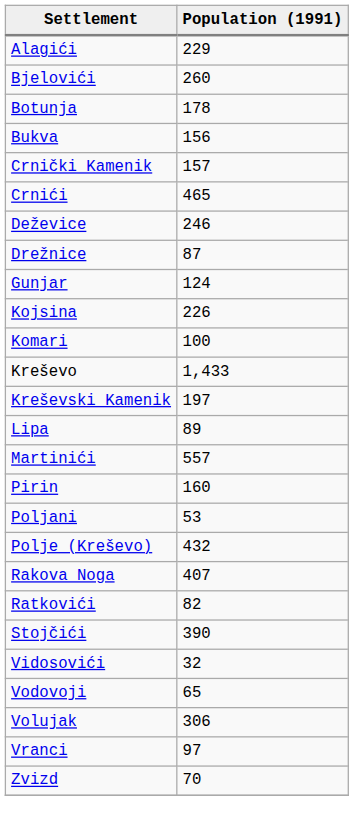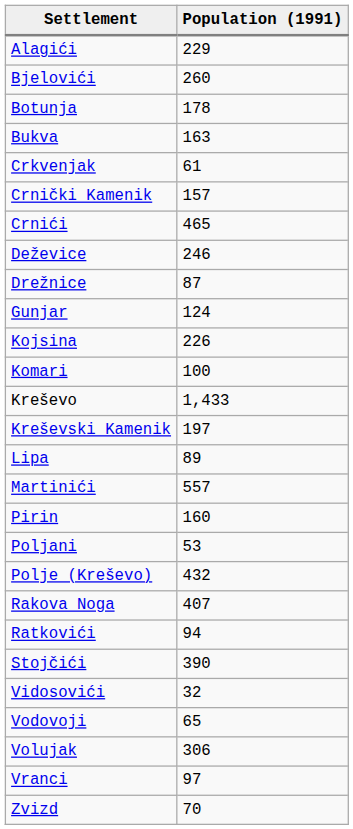(197, 138) 156 -> (197, 138) 163
+ row: (53, 167)
(192, 605) 82 -> (192, 635) 94
